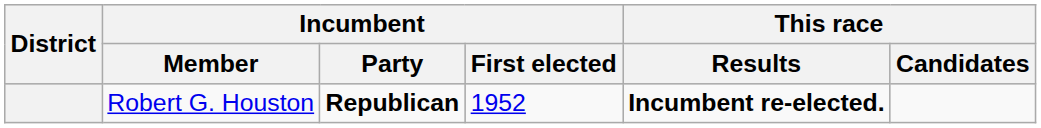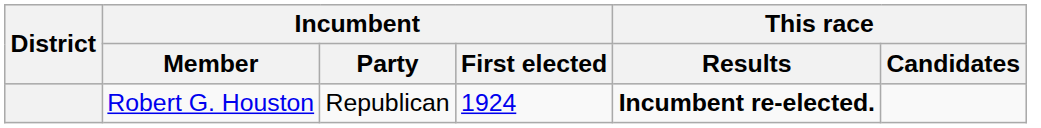(392, 102) bold -> (388, 102) normal
(498, 102) 1952 -> (489, 102) 1924
